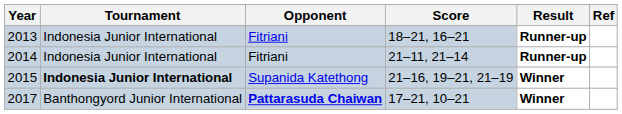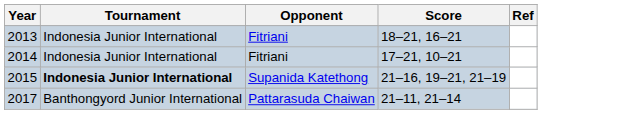- column: (553, 15)
(428, 57) 21–11, 21–14 -> (421, 57) 17–21, 10–21
(315, 99) bold -> (311, 99) normal
(429, 99) 17–21, 10–21 -> (421, 99) 21–11, 21–14
